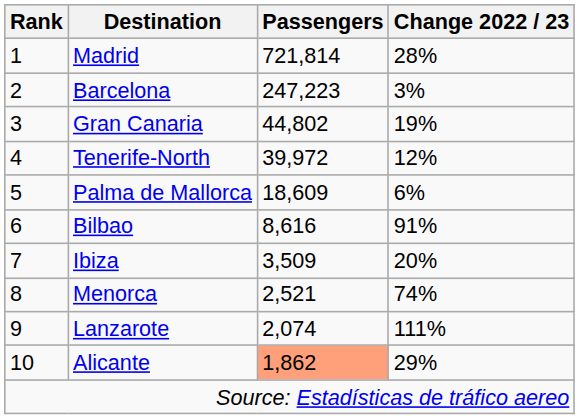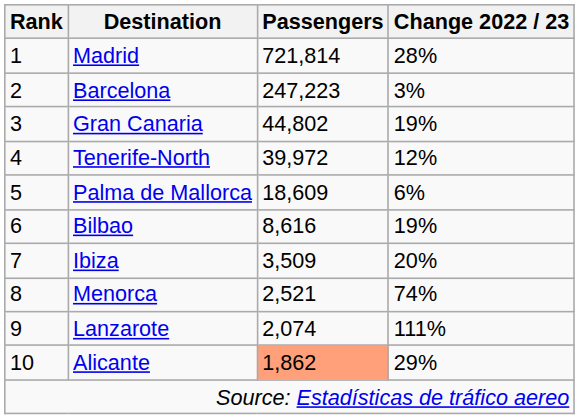(415, 226) 91% -> (415, 226) 19%
